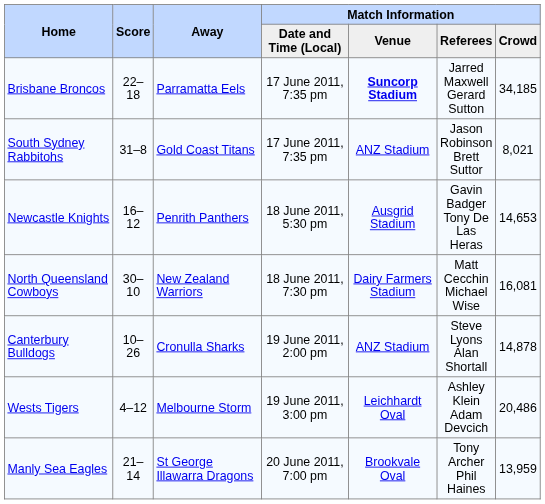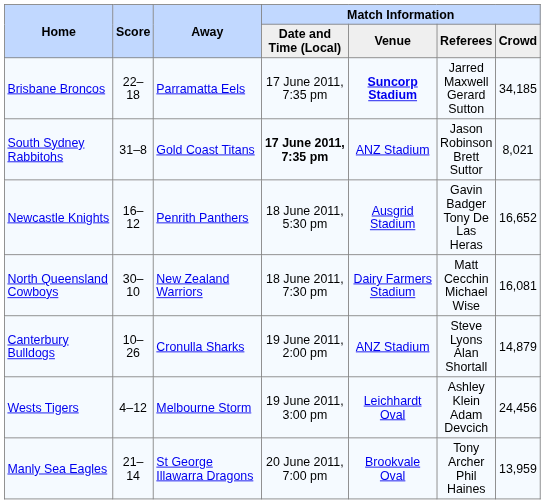(305, 149) normal -> (305, 149) bold
(518, 217) 14,653 -> (518, 217) 16,652
(518, 346) 14,878 -> (518, 346) 14,879
(518, 407) 20,486 -> (518, 407) 24,456
